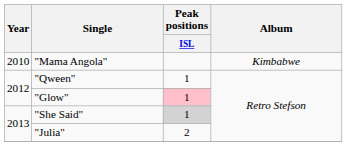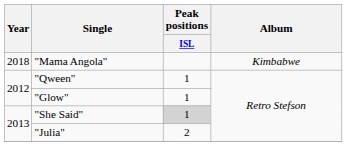(18, 61) 2010 -> (18, 61) 2018
(187, 97) pink background -> (187, 97) no background
